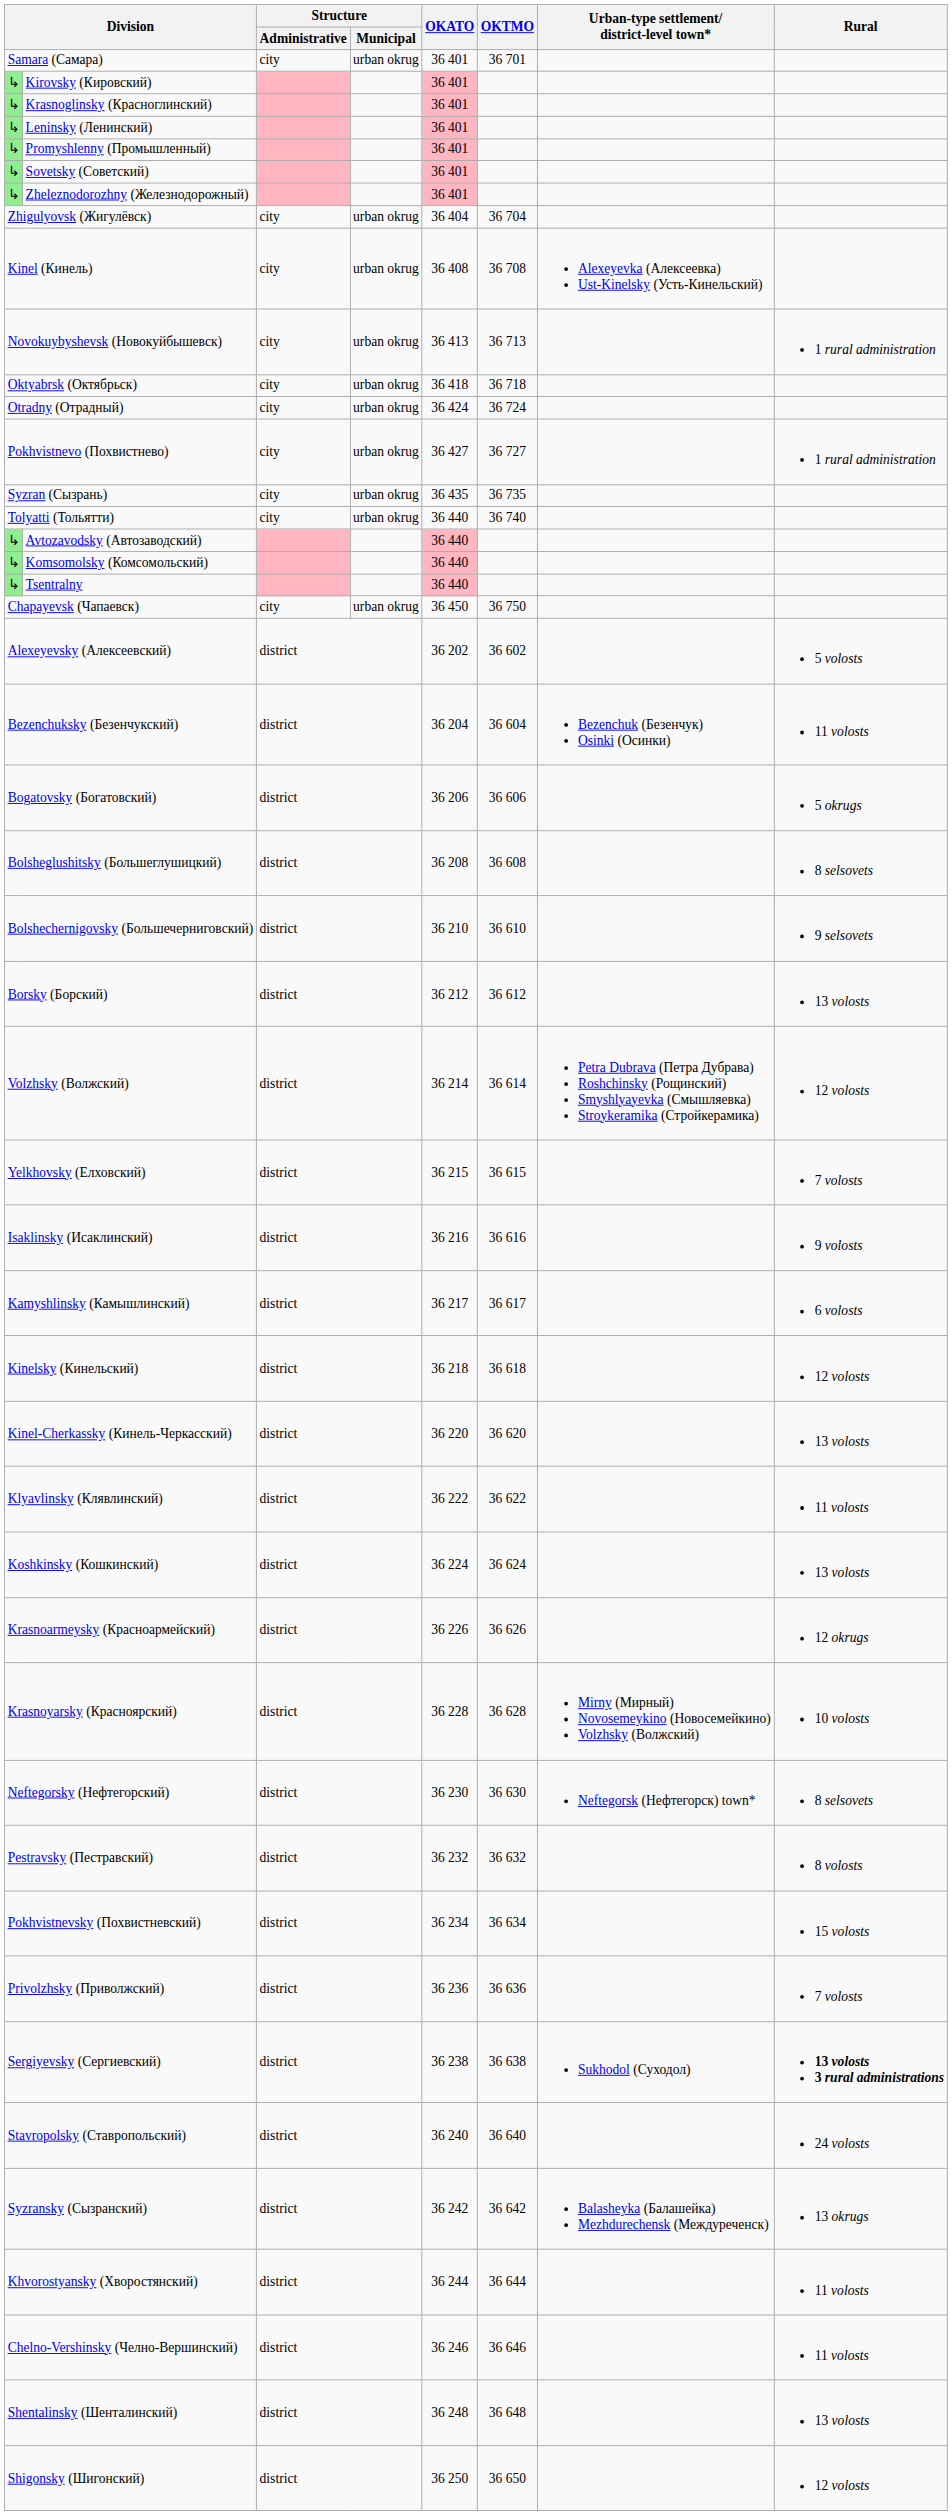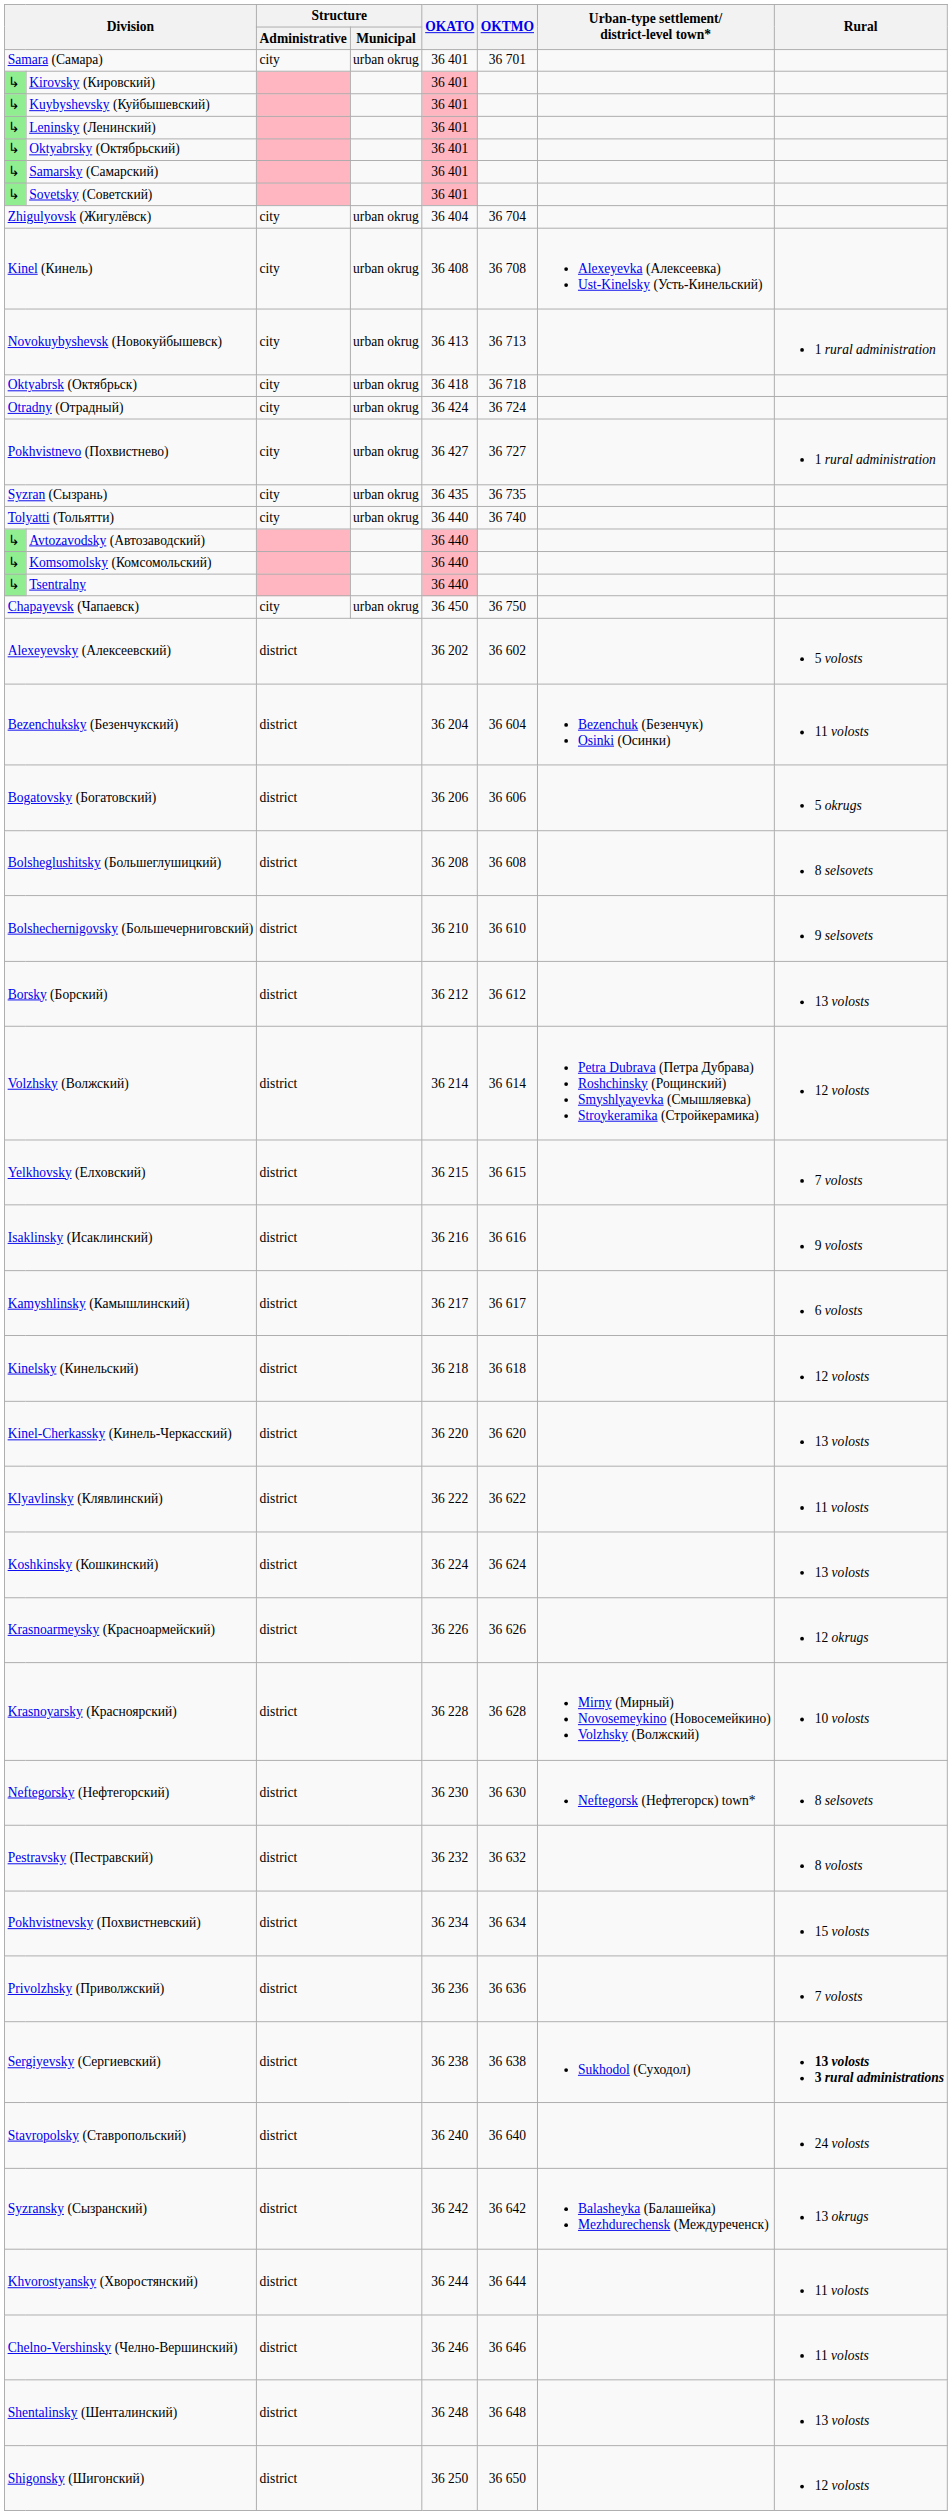- row: (119, 105)
+ row: (119, 105)
+ row: (104, 150)
- row: (118, 150)
+ row: (94, 172)
- row: (137, 194)
